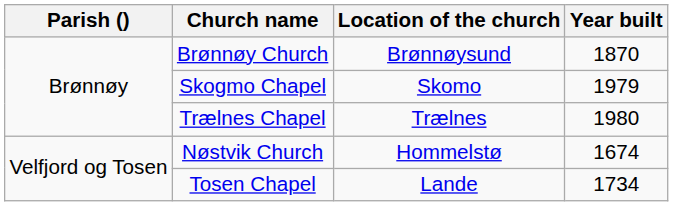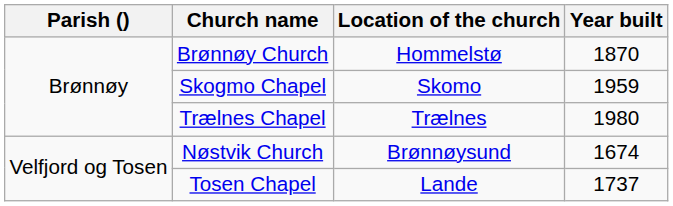(449, 53) Brønnøysund -> (449, 53) Hommelstø
(616, 86) 1979 -> (616, 86) 1959
(449, 151) Hommelstø -> (449, 151) Brønnøysund
(616, 184) 1734 -> (616, 184) 1737
